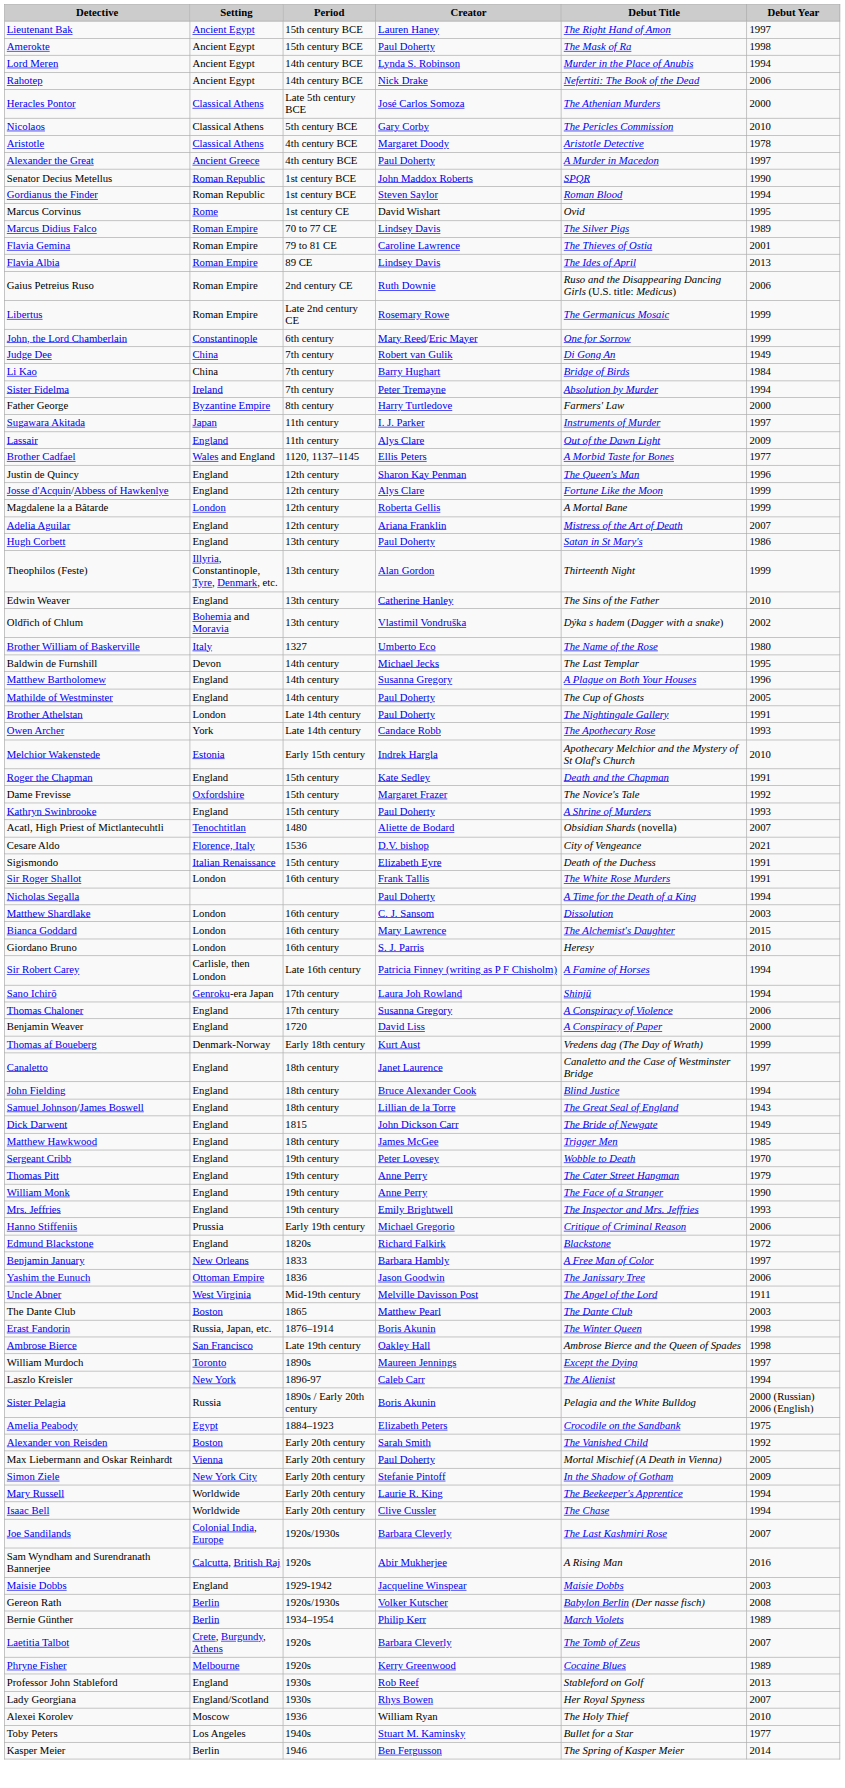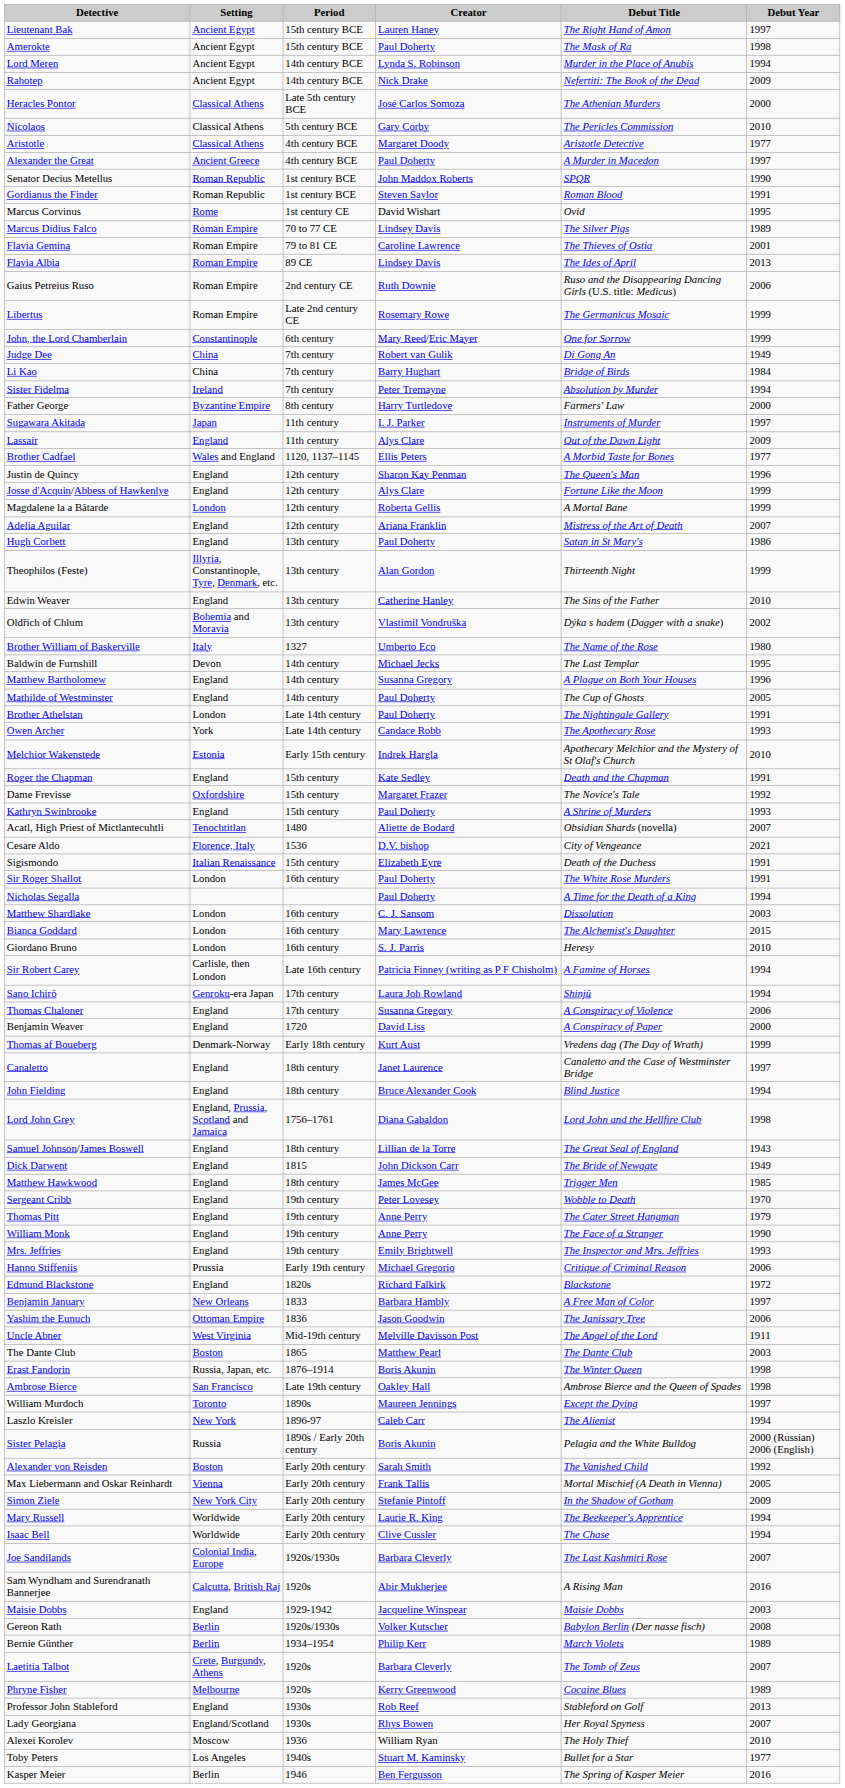(760, 81) 2006 -> (760, 81) 2009
(760, 144) 1978 -> (760, 144) 1977
(760, 195) 1994 -> (760, 195) 1991
(404, 879) Frank Tallis -> (407, 879) Paul Doherty
+ row: (41, 1119)
- row: (42, 1425)
(407, 1459) Paul Doherty -> (404, 1483) Frank Tallis
(760, 1750) 2014 -> (760, 1775) 2016
